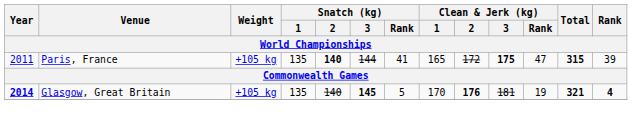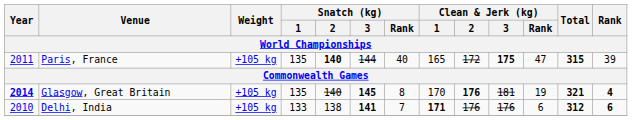(402, 60) 41 -> (402, 60) 40
(402, 92) 5 -> (402, 92) 8
+ row: (77, 108)
